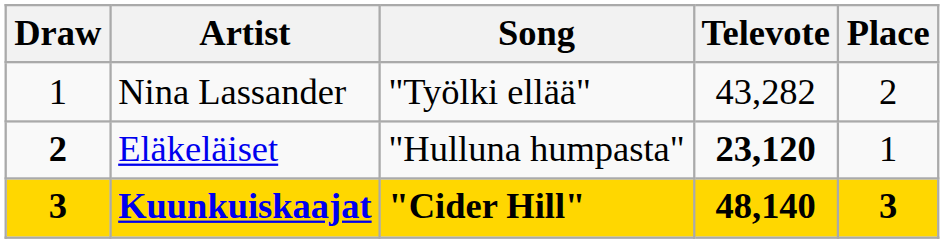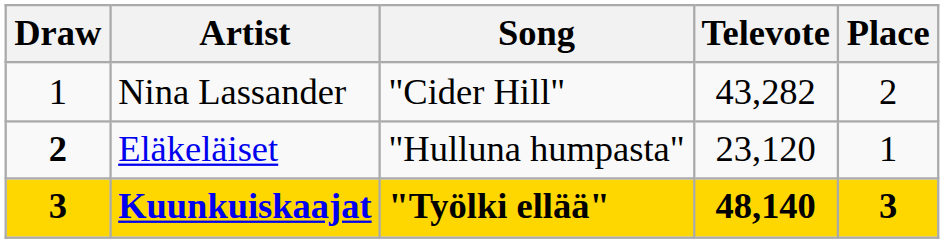(490, 91) "Työlki ellää" -> (477, 91) "Cider Hill"
(766, 149) bold -> (766, 149) normal
(487, 206) "Cider Hill" -> (499, 206) "Työlki ellää"
